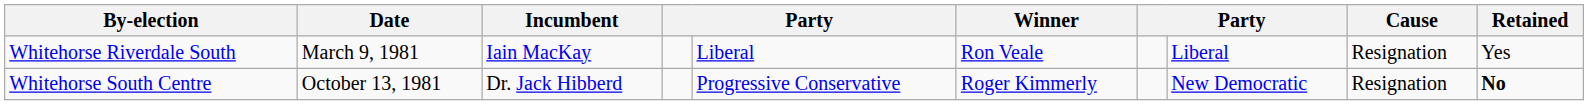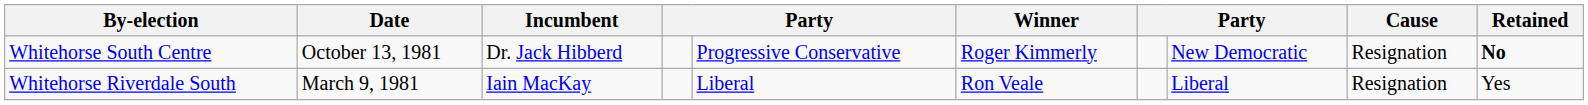rows swapped: (110, 83) <-> (123, 52)
